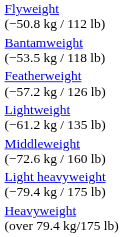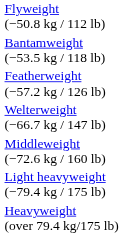- row: (55, 117)
+ row: (55, 117)
